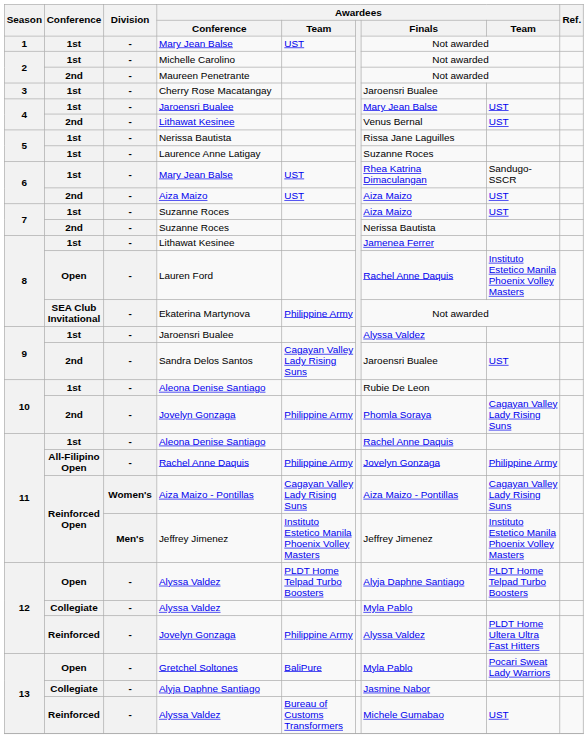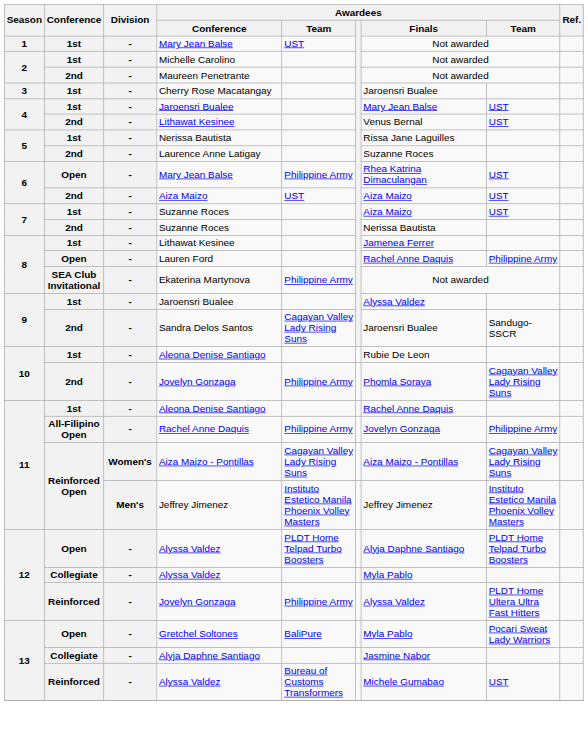(74, 154) 1st -> (74, 154) 2nd
(74, 175) 1st -> (74, 175) Open
(294, 175) UST -> (319, 175) Philippine Army
(510, 175) Sandugo-SSCR -> (499, 175) UST
(522, 276) Instituto Estetico Manila Phoenix Volley Masters -> (523, 259) Philippine Army
(499, 361) UST -> (510, 328) Sandugo-SSCR
